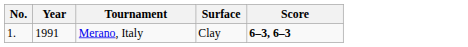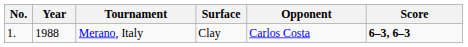+ column: (306, 13)
(47, 32) 1991 -> (47, 32) 1988
